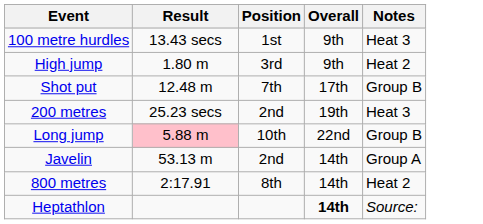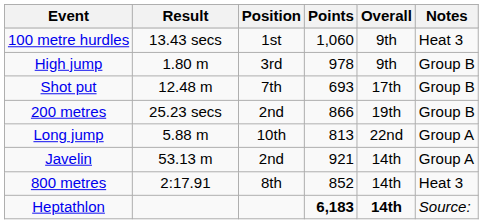+ column: (331, 16)
(388, 64) Heat 2 -> (447, 64) Group B
(388, 111) Heat 3 -> (447, 111) Group B
(185, 135) pink background -> (185, 135) no background
(394, 135) Group B -> (446, 135) Group A
(388, 183) Heat 2 -> (441, 183) Heat 3
